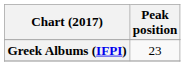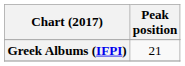(155, 50) 23 -> (155, 50) 21
